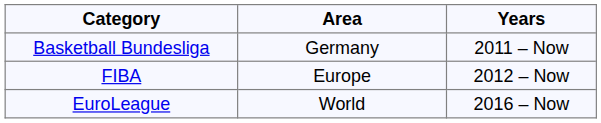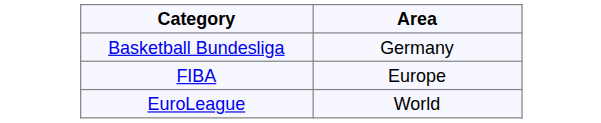- column: (521, 19)
